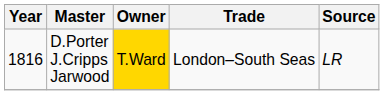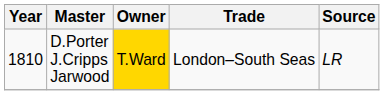(26, 59) 1816 -> (26, 59) 1810
